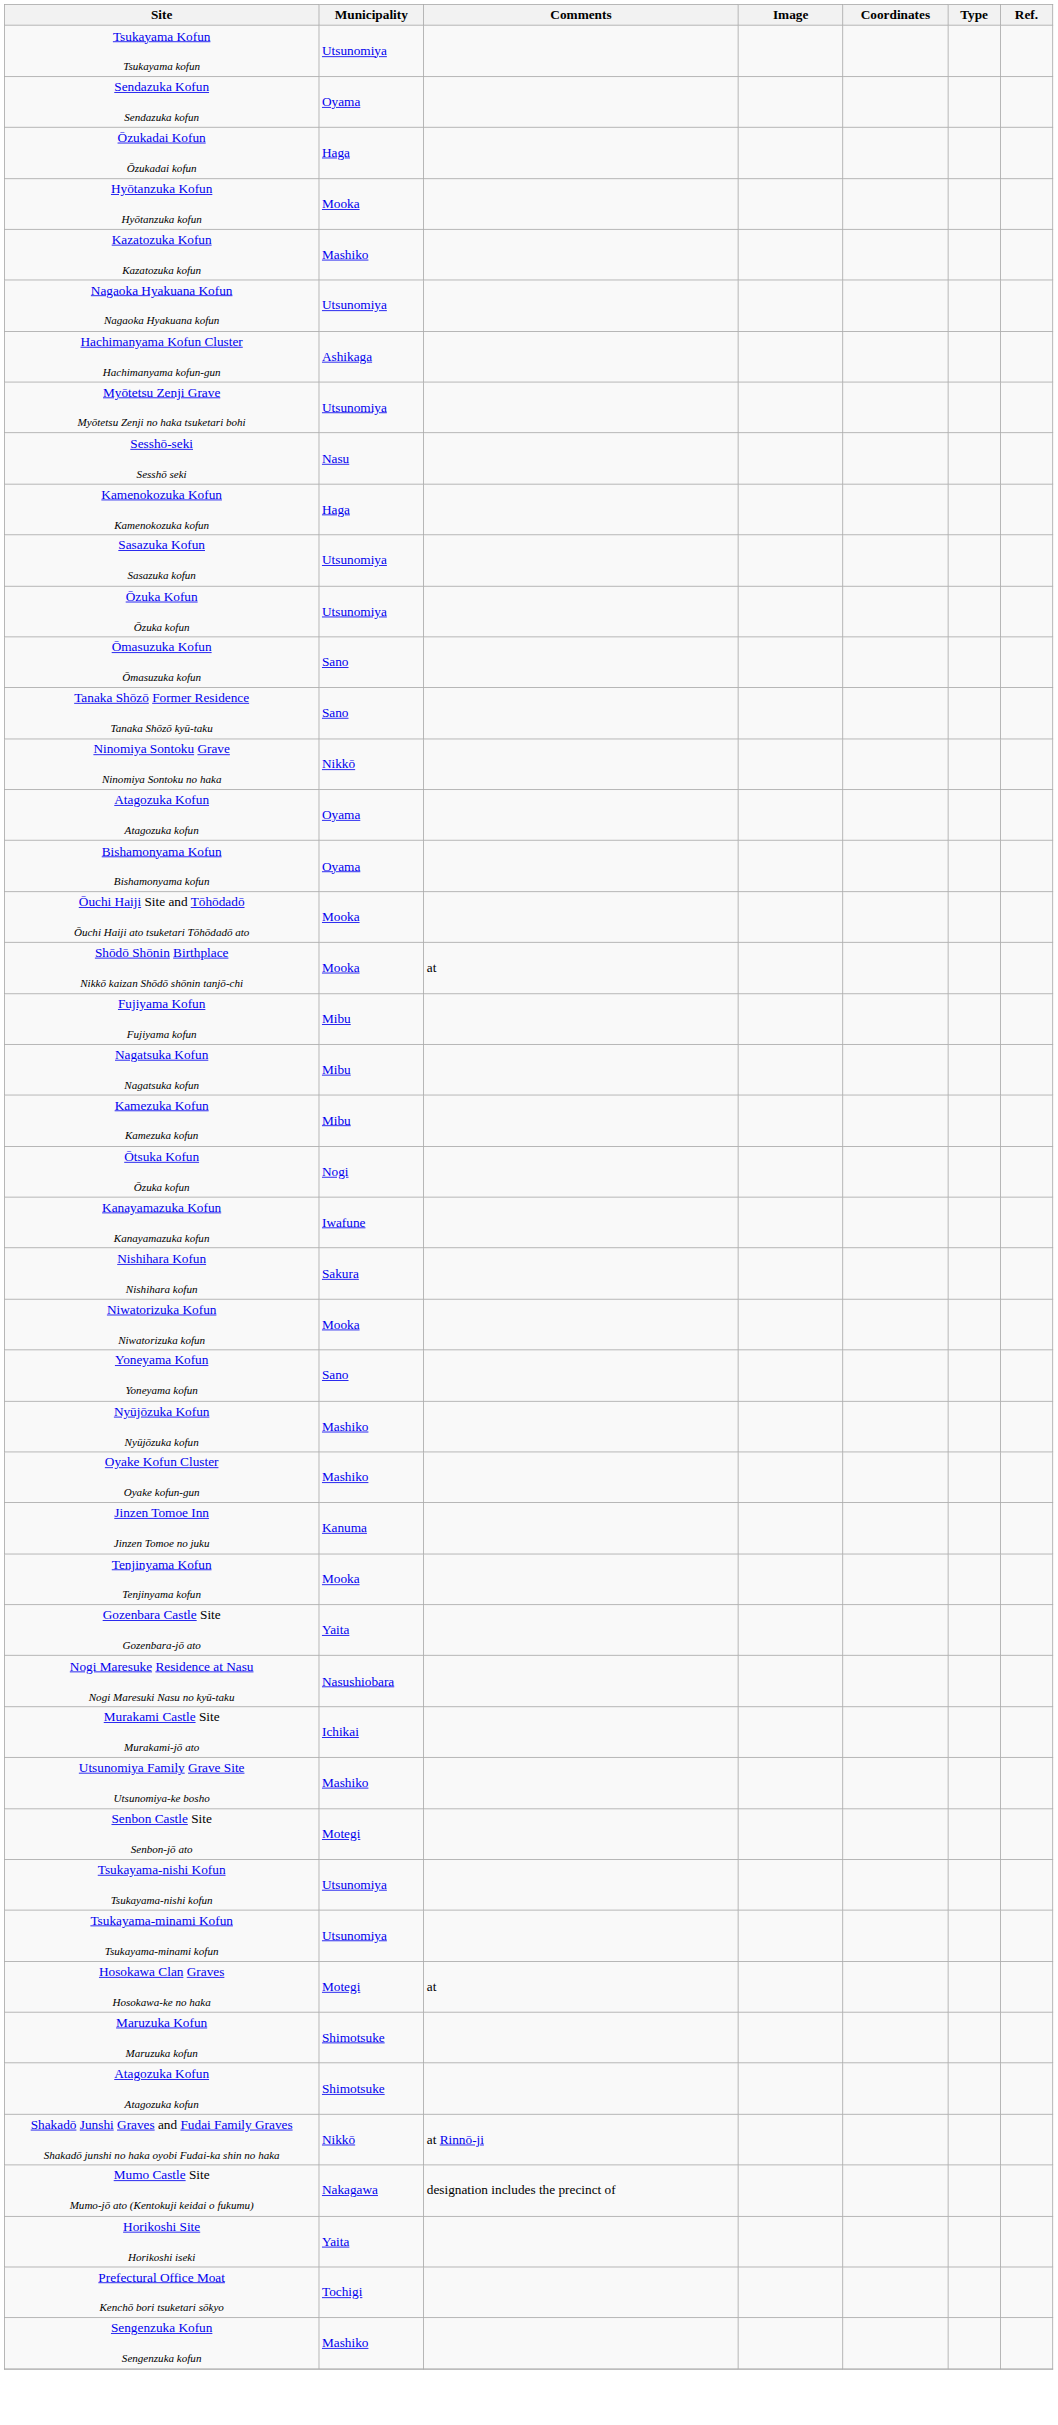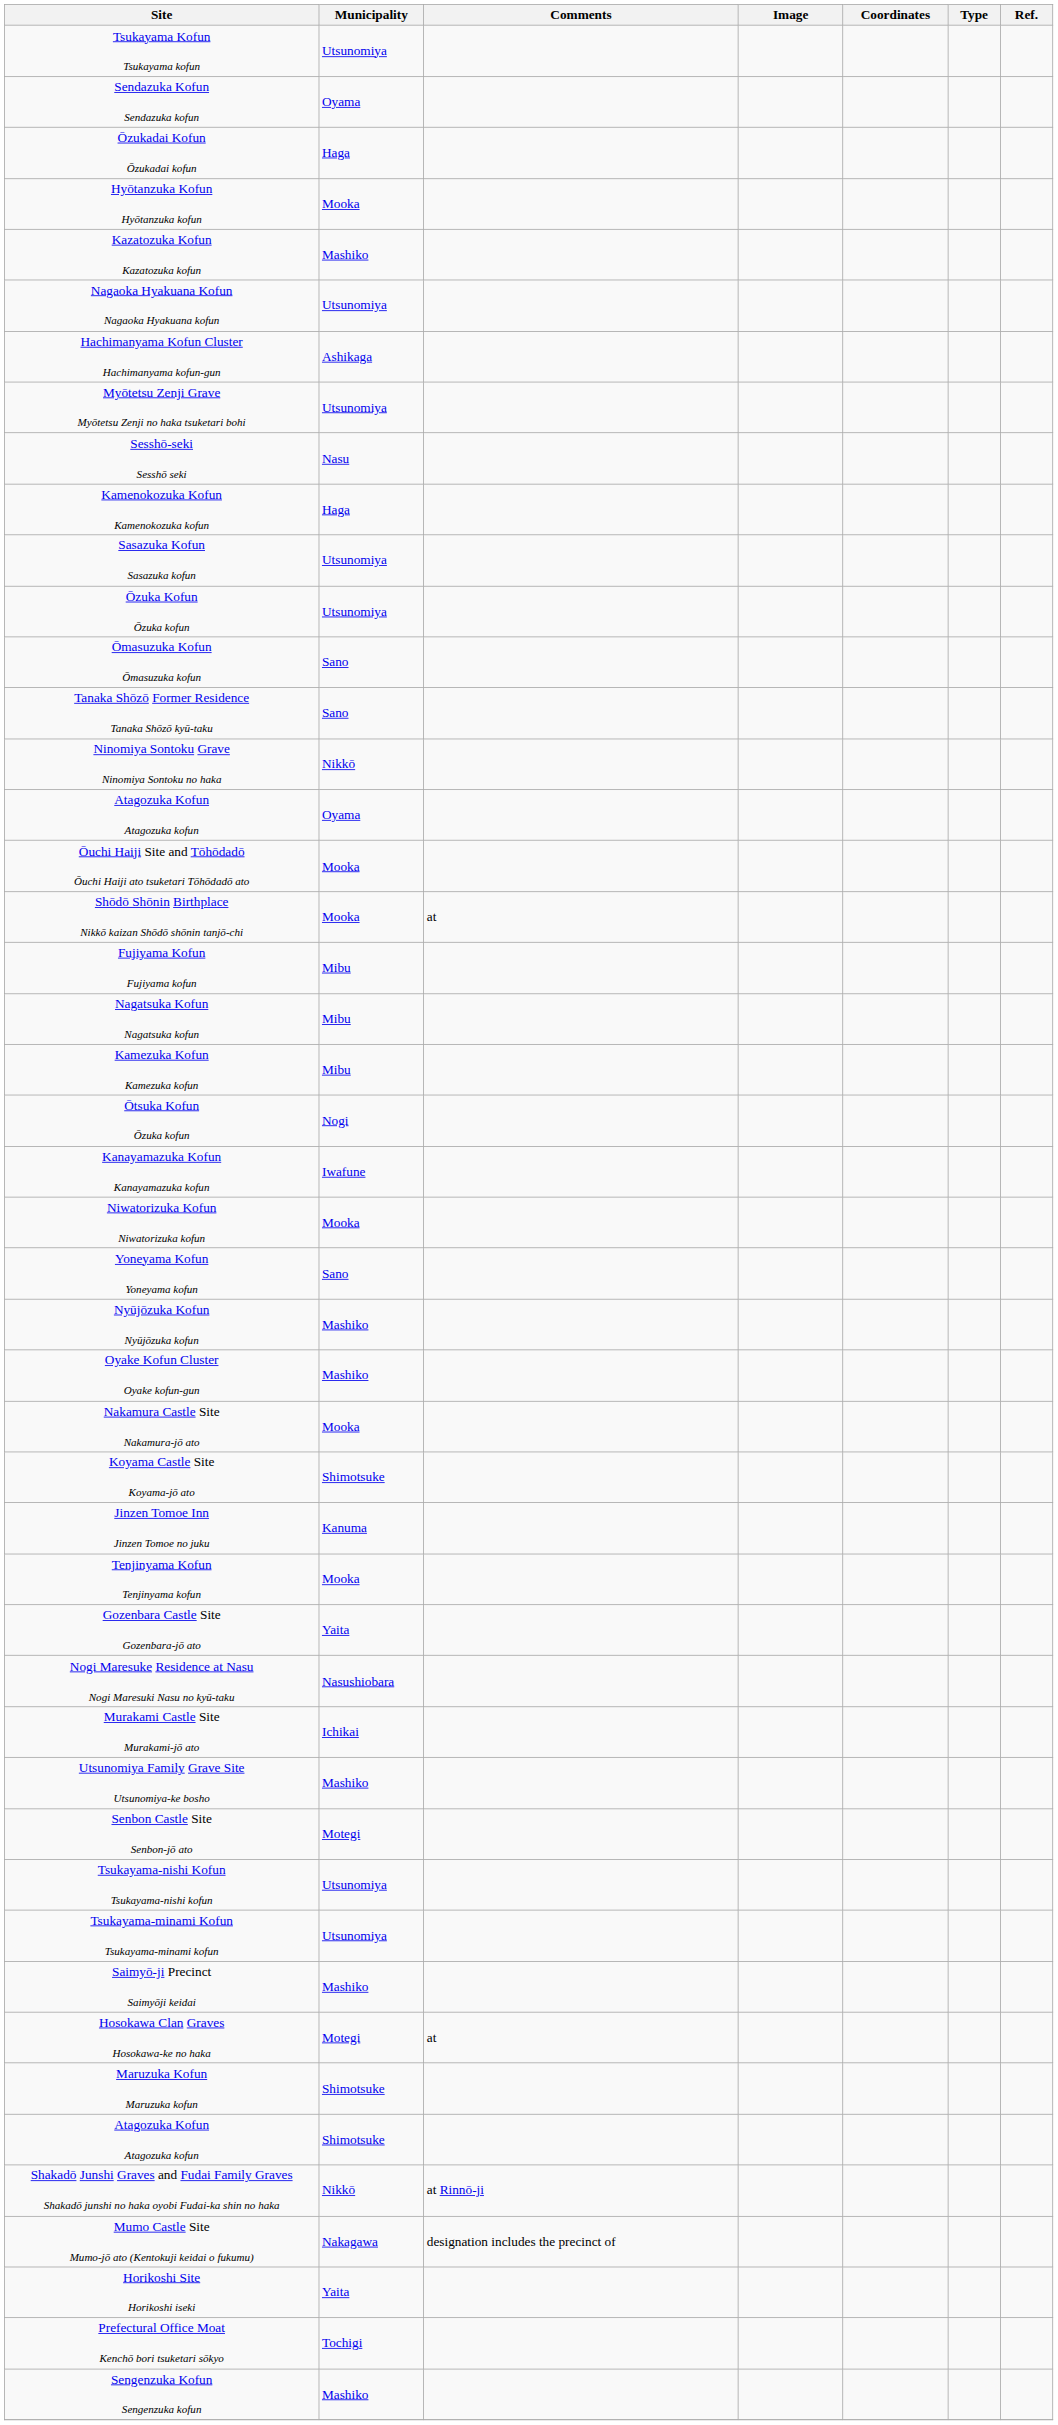- row: (162, 866)
- row: (162, 1273)
+ row: (162, 1426)
+ row: (162, 1477)
+ row: (162, 1986)
